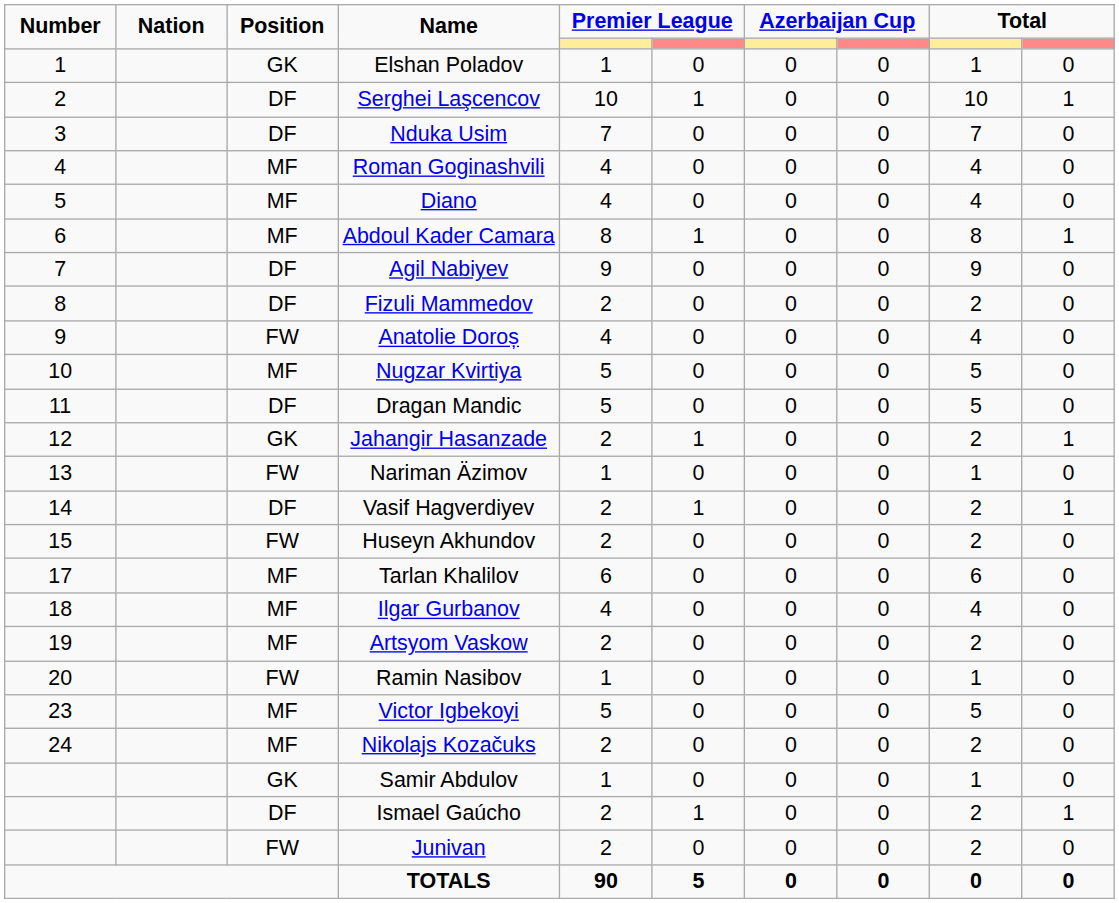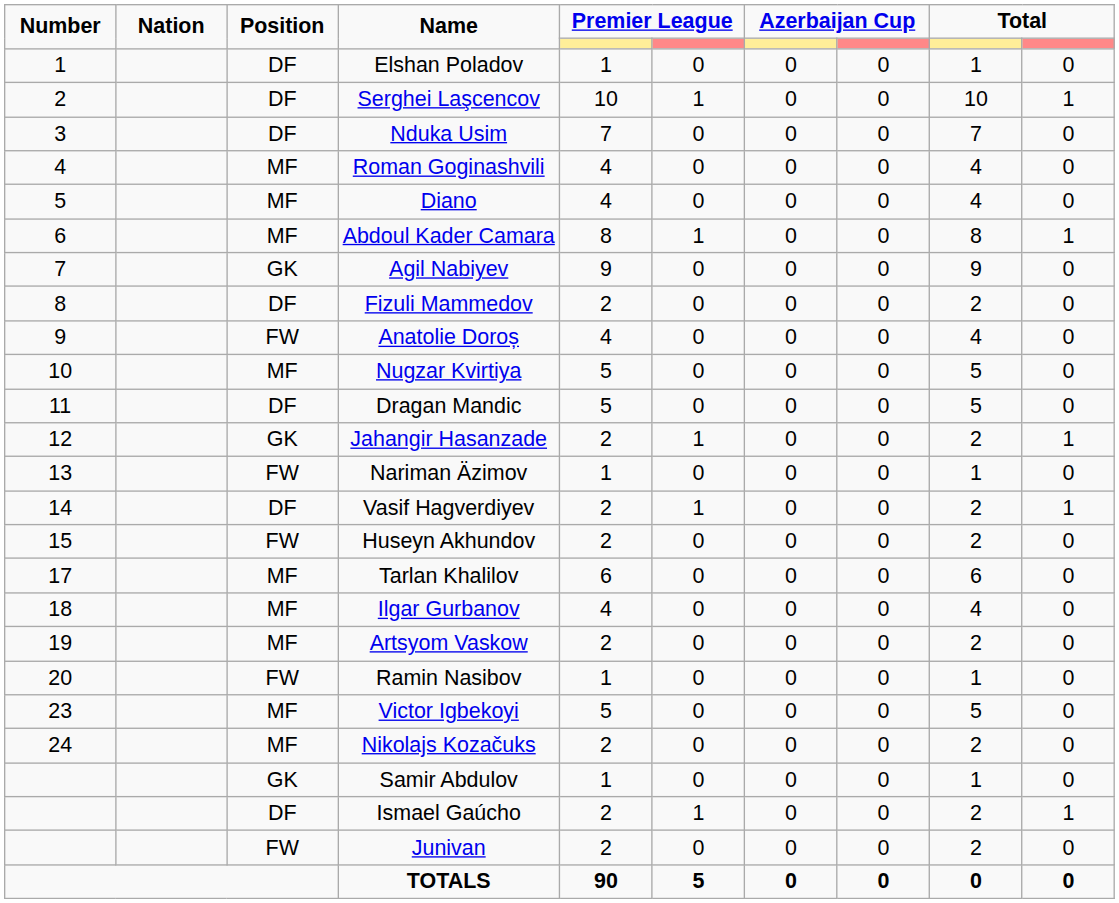(282, 65) GK -> (282, 65) DF
(282, 269) DF -> (282, 269) GK
